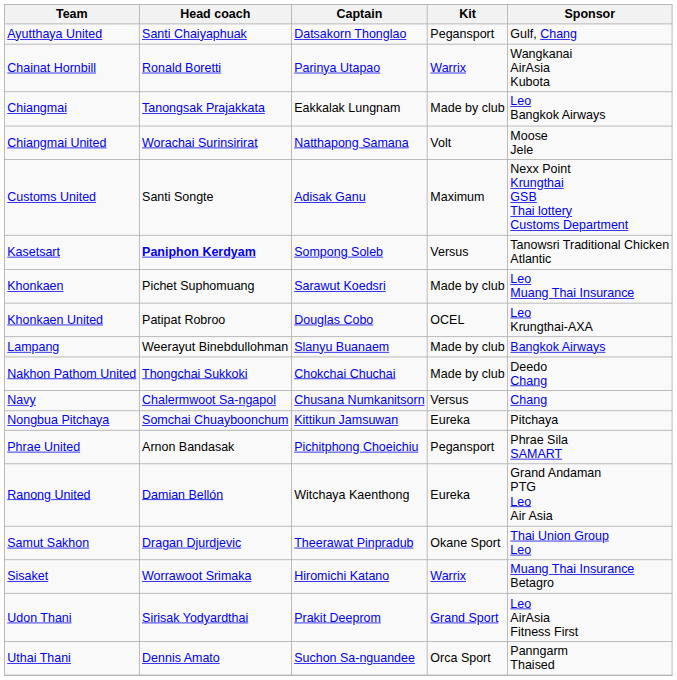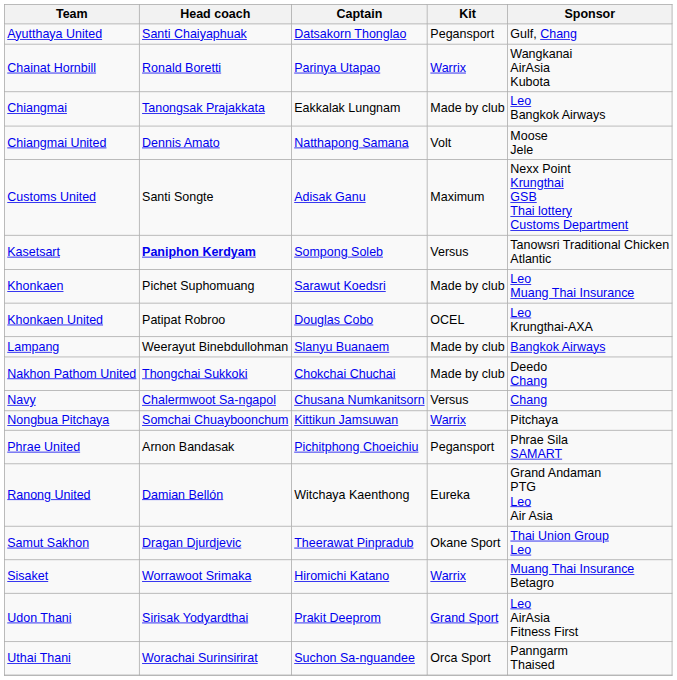(200, 142) Worachai Surinsirirat -> (181, 142) Dennis Amato
(450, 420) Eureka -> (448, 420) Warrix
(181, 658) Dennis Amato -> (200, 658) Worachai Surinsirirat
